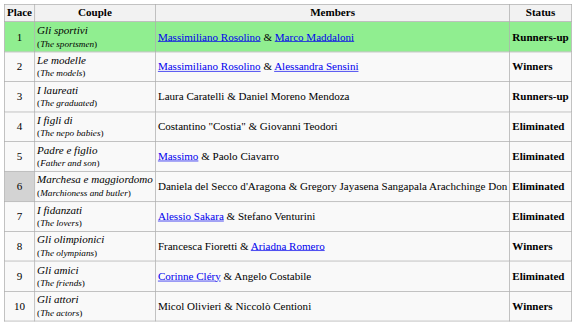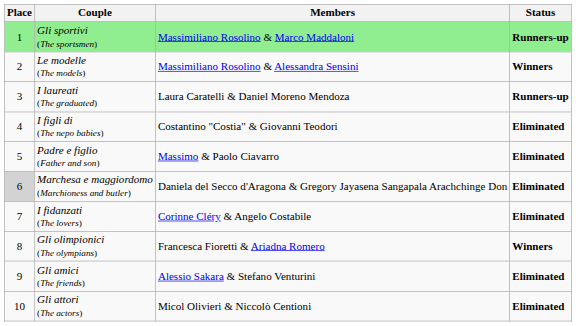(237, 216) Alessio Sakara & Stefano Venturini -> (235, 216) Corinne Cléry & Angelo Costabile
(235, 276) Corinne Cléry & Angelo Costabile -> (237, 276) Alessio Sakara & Stefano Venturini
(532, 306) Winners -> (538, 306) Eliminated
